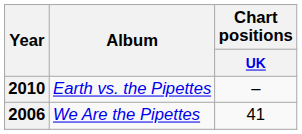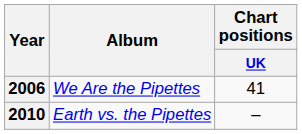rows swapped: (27, 115) <-> (27, 89)
